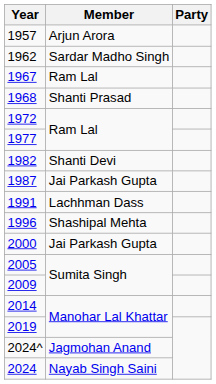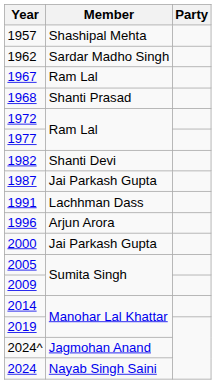(82, 35) Arjun Arora -> (98, 35) Shashipal Mehta
(98, 222) Shashipal Mehta -> (82, 222) Arjun Arora
